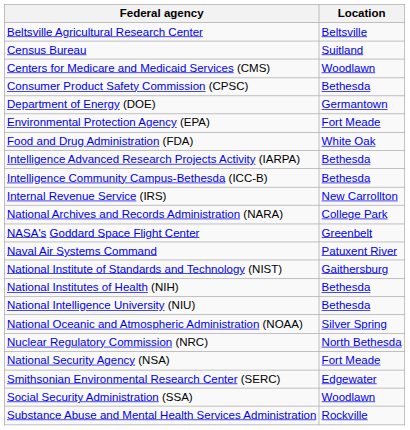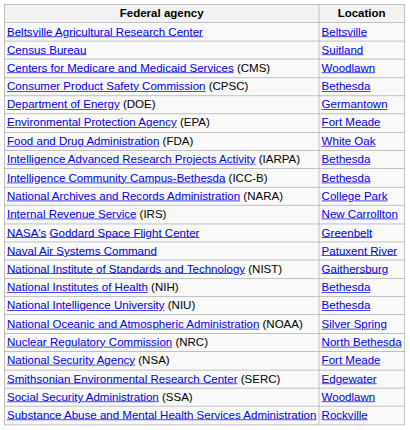rows swapped: (87, 196) <-> (145, 214)
